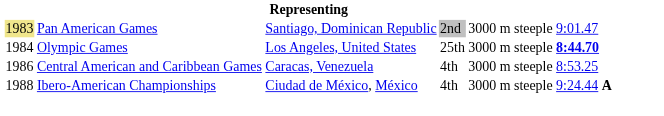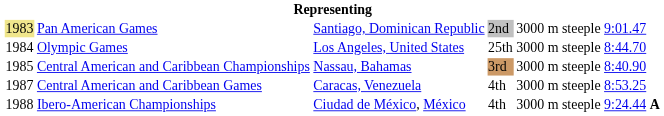(578, 47) bold -> (625, 47) normal
+ row: (173, 66)
(20, 66) 1986 -> (20, 86) 1987
